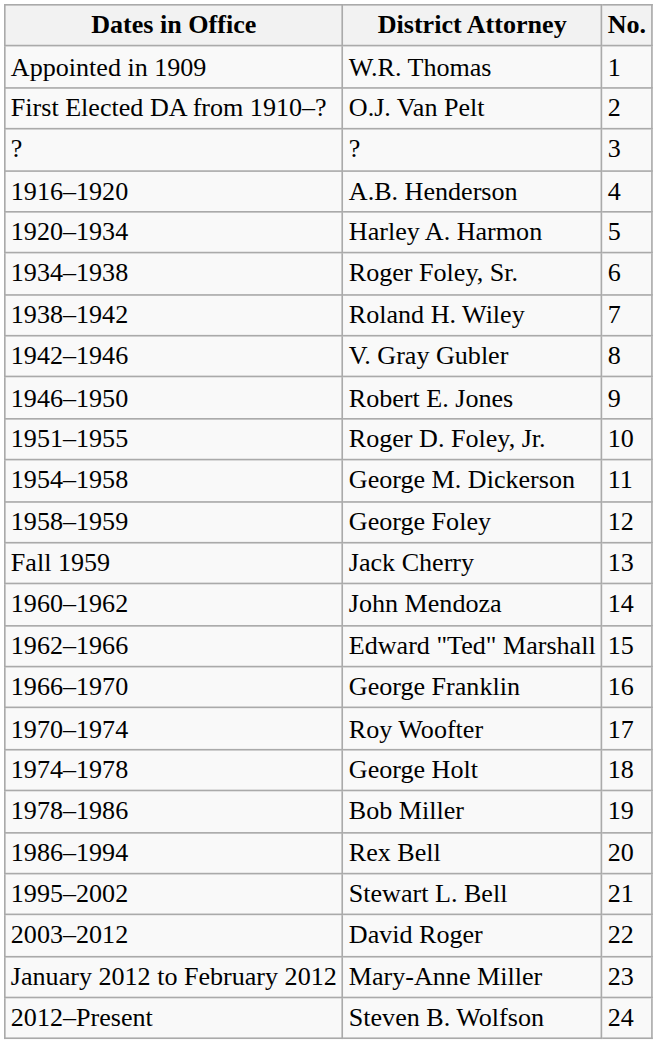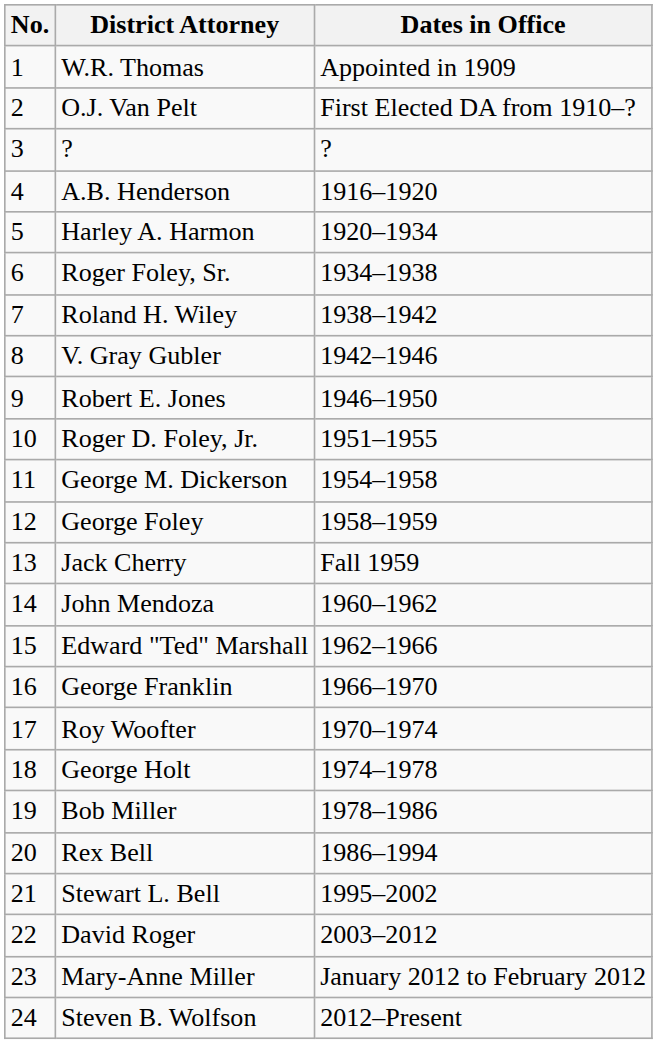columns swapped: (627, 25) <-> (174, 25)
